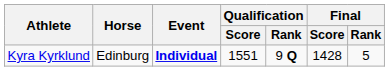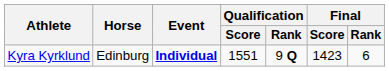(327, 56) 1428 -> (327, 56) 1423
(366, 56) 5 -> (366, 56) 6
